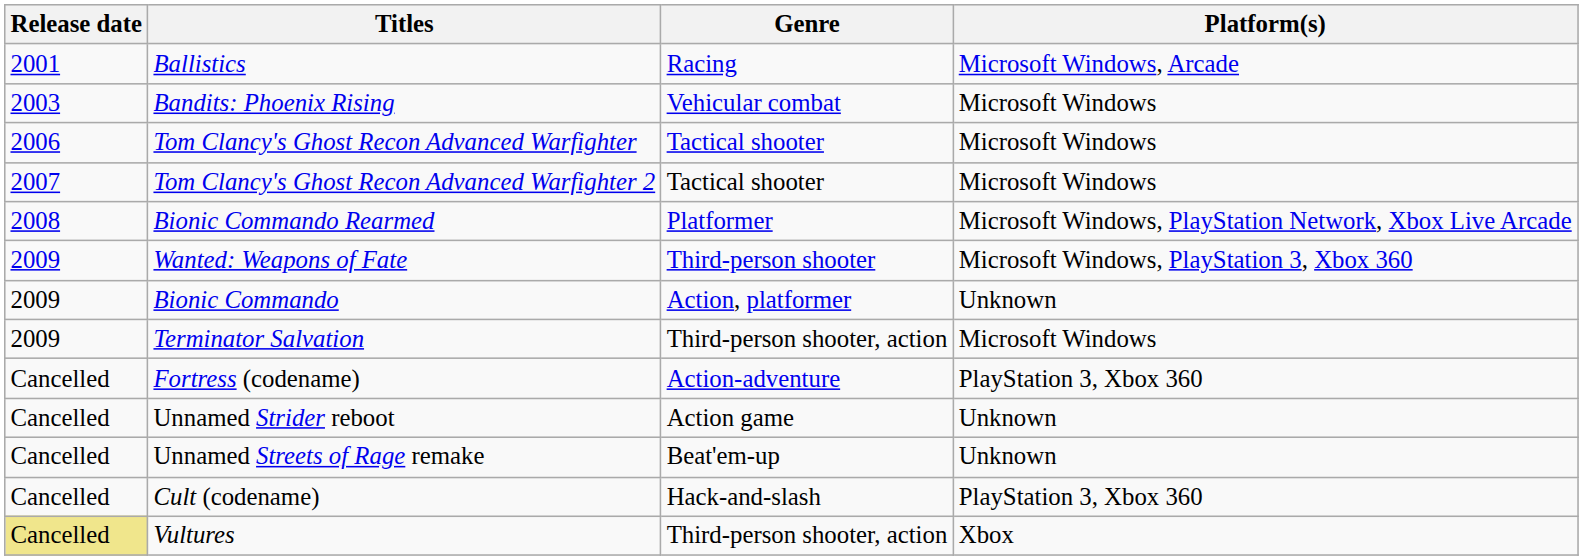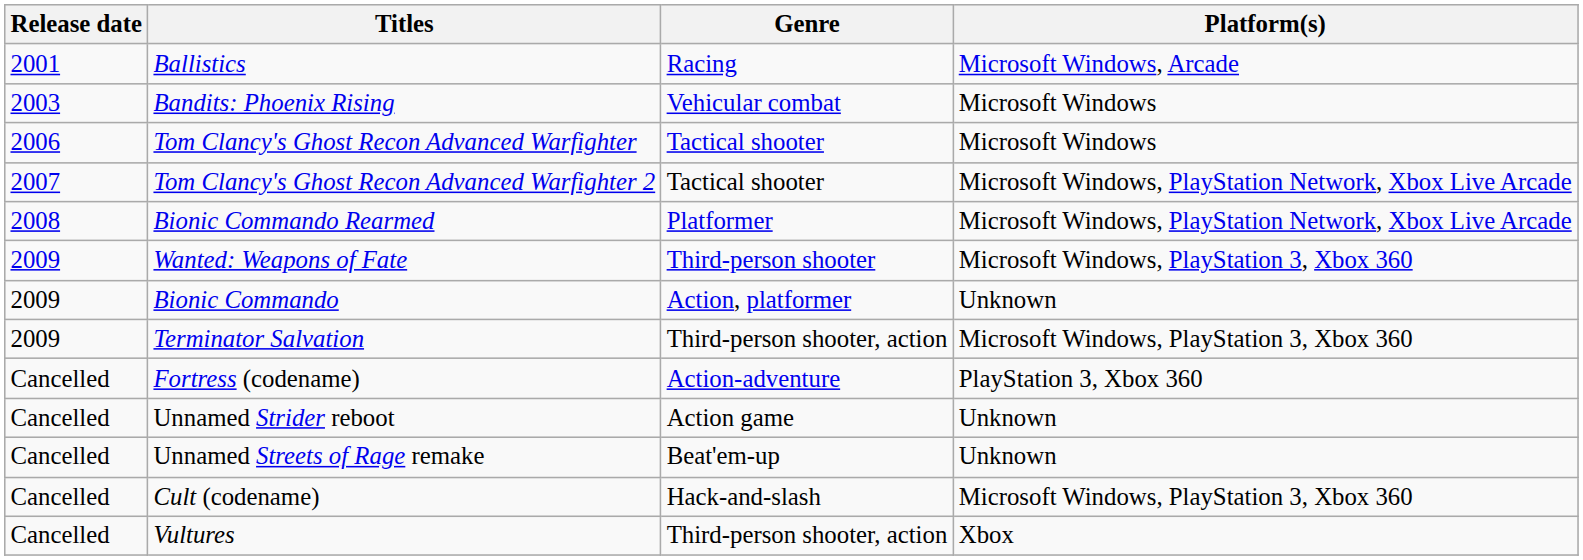(1058, 181) Microsoft Windows -> (1265, 181) Microsoft Windows, PlayStation Network, Xbox Live Arcade
(1058, 338) Microsoft Windows -> (1186, 338) Microsoft Windows, PlayStation 3, Xbox 360
(1081, 496) PlayStation 3, Xbox 360 -> (1186, 496) Microsoft Windows, PlayStation 3, Xbox 360
(60, 535) khaki background -> (60, 535) no background
